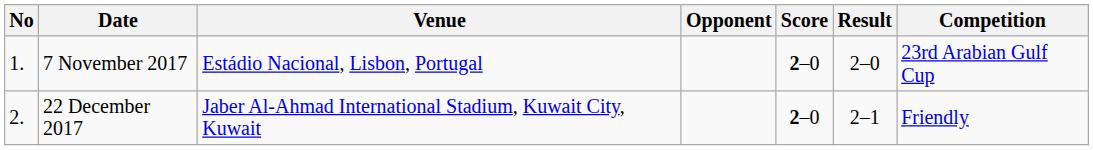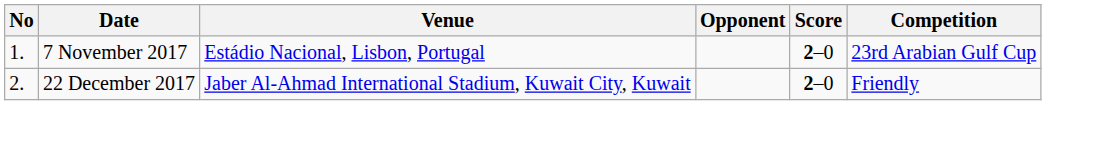- column: (865, 20)
